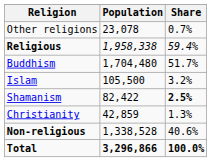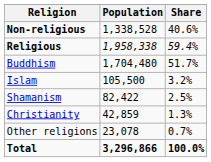rows swapped: (46, 131) <-> (52, 29)
(180, 97) bold -> (180, 97) normal
